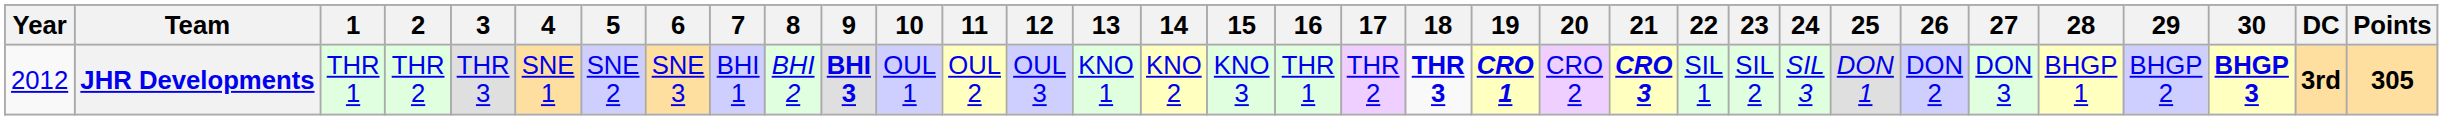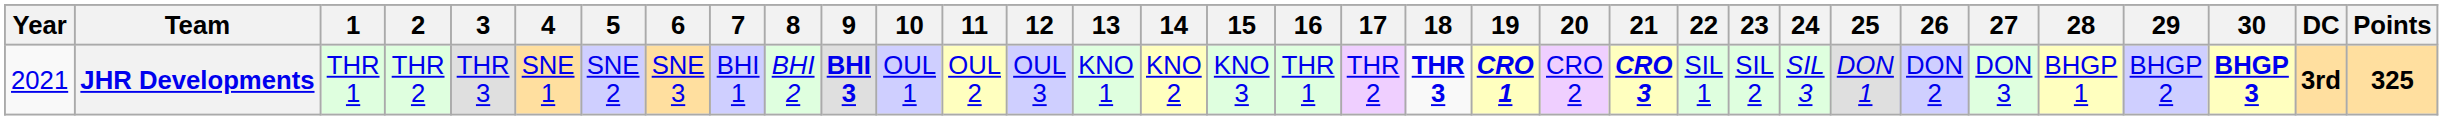(40, 79) 2012 -> (40, 79) 2021
(2392, 79) 305 -> (2392, 79) 325
